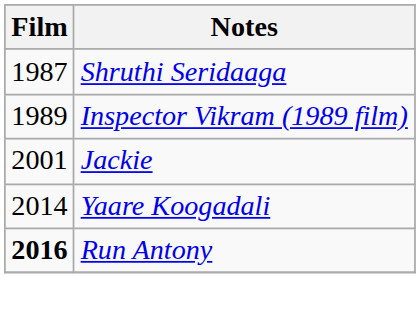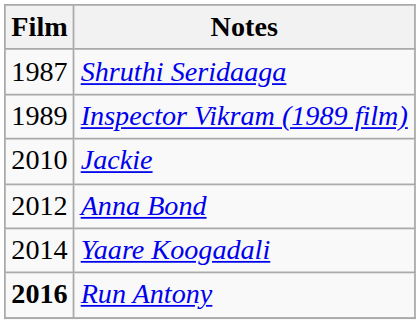(40, 160) 2001 -> (40, 160) 2010
+ row: (144, 205)
